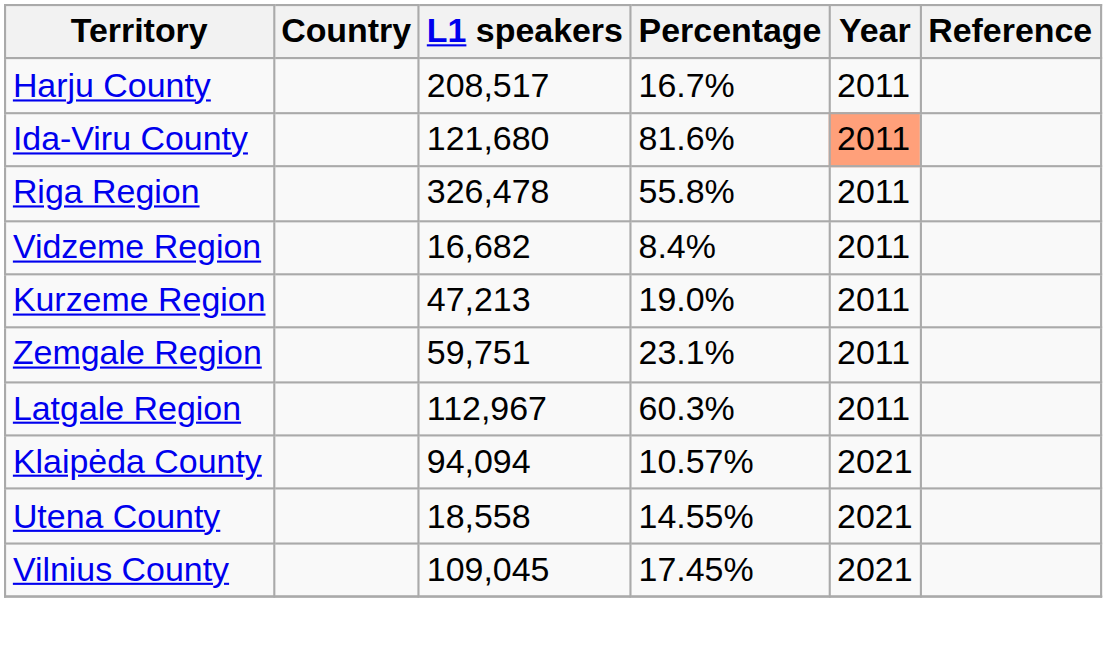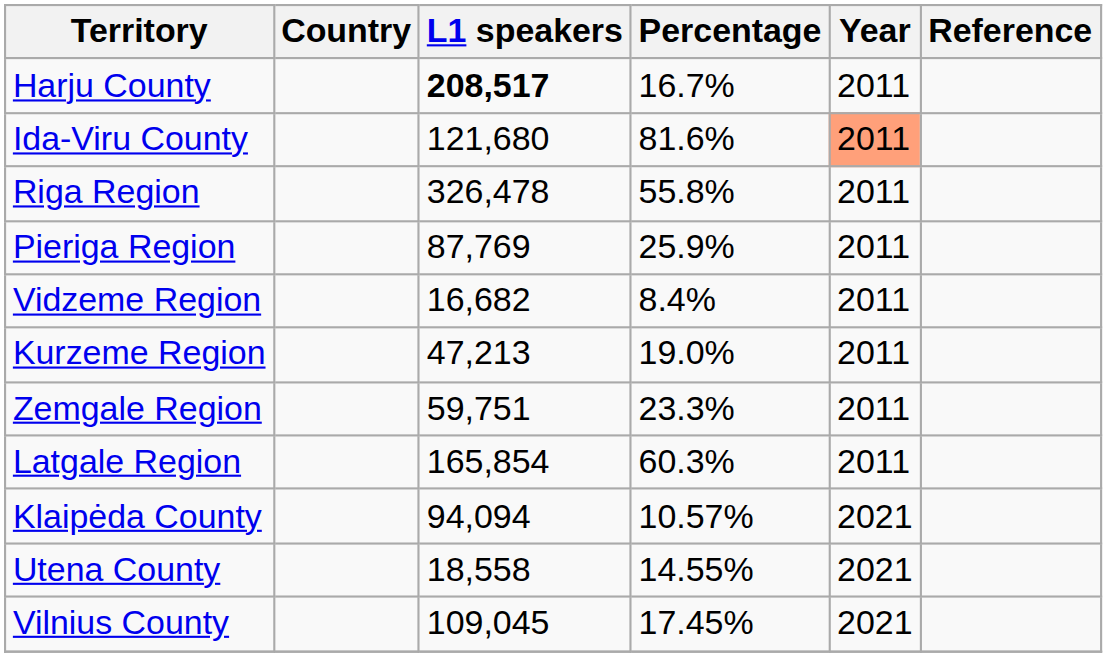(488, 85) normal -> (488, 85) bold
+ row: (124, 246)
(687, 354) 23.1% -> (687, 407) 23.3%
(487, 407) 112,967 -> (488, 461) 165,854
